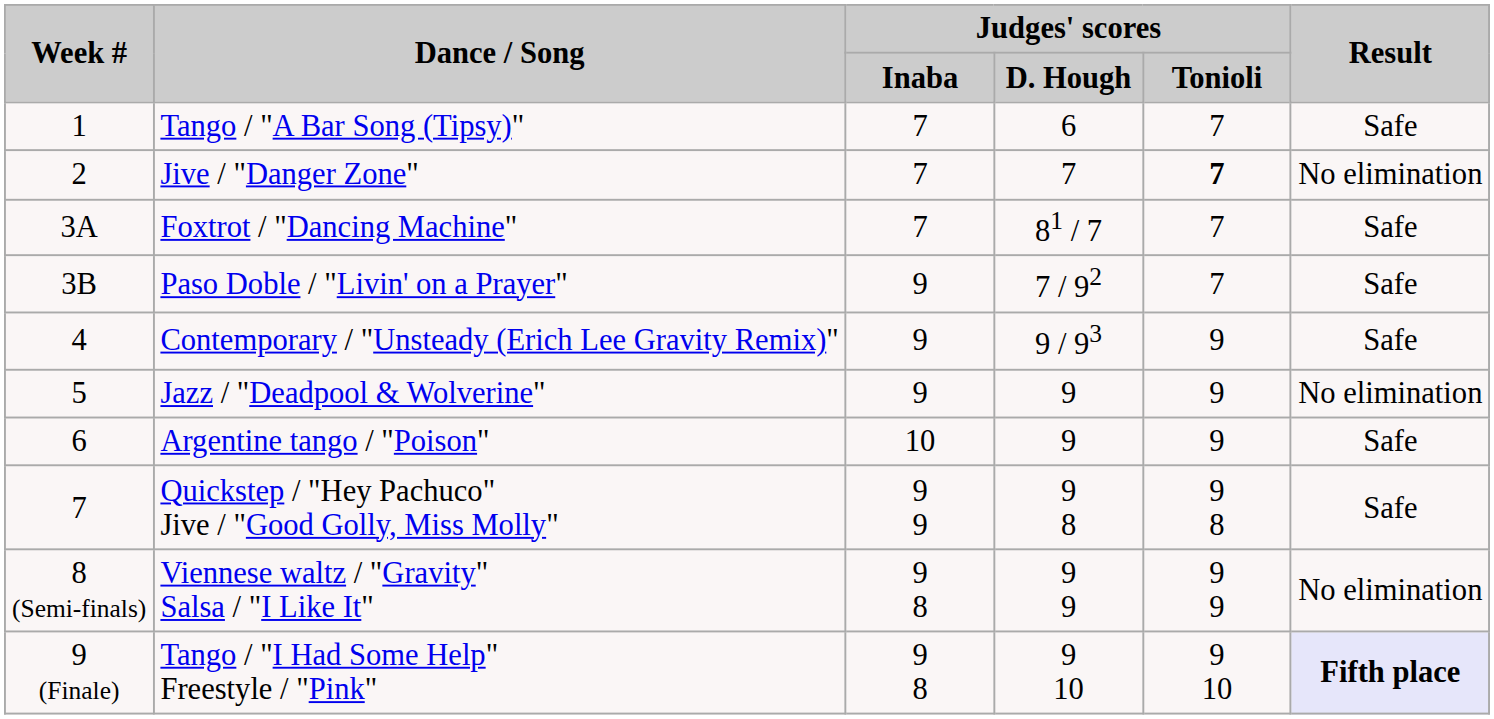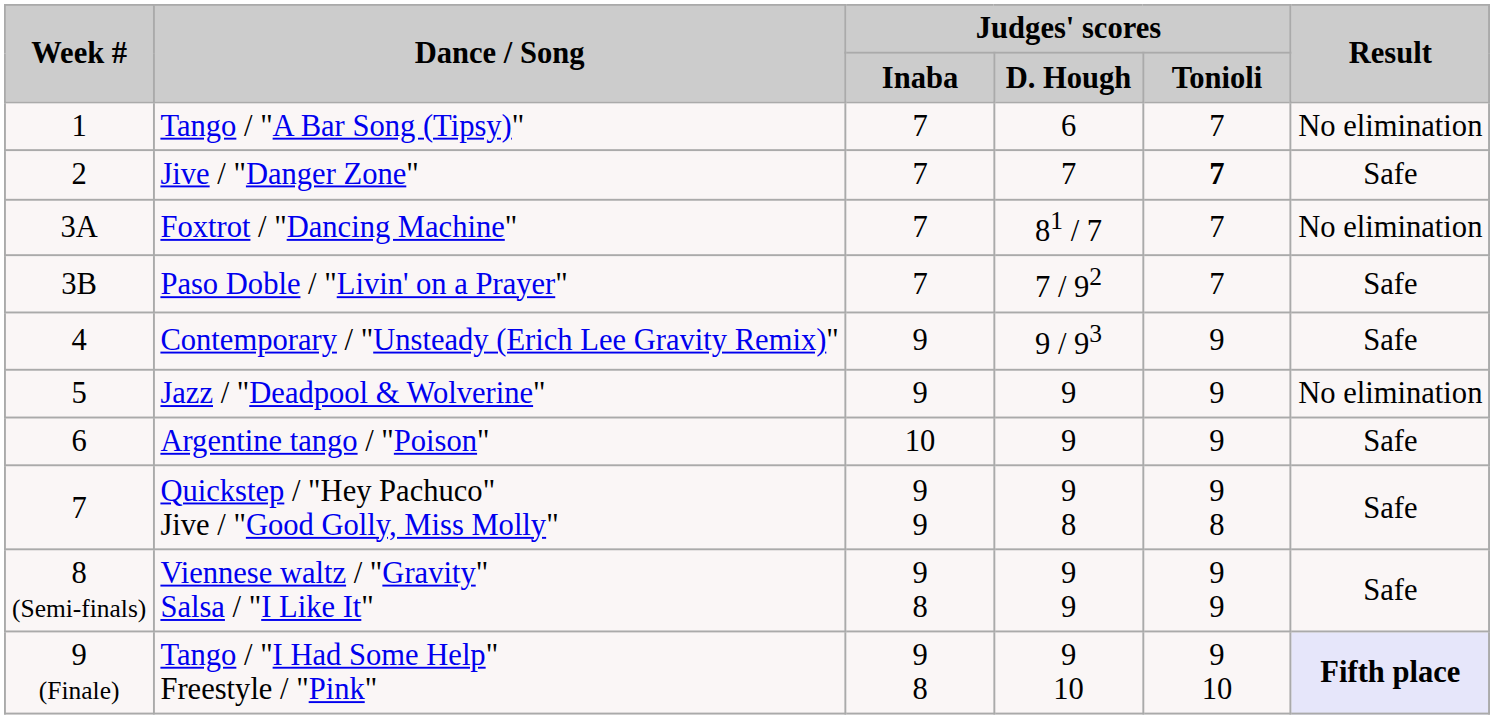(1390, 125) Safe -> (1390, 125) No elimination
(1390, 174) No elimination -> (1390, 174) Safe
(1390, 226) Safe -> (1390, 226) No elimination
(920, 283) 9 -> (920, 283) 7
(1390, 589) No elimination -> (1390, 589) Safe
